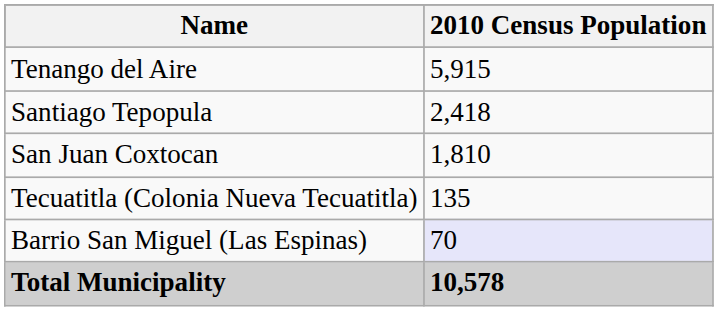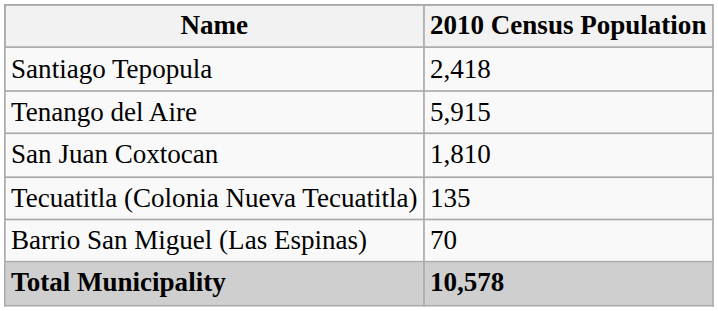rows swapped: (104, 68) <-> (112, 111)
(443, 240) lavender background -> (443, 240) no background
